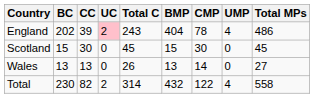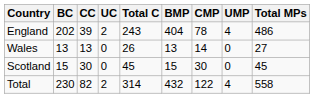(104, 31) pink background -> (104, 31) no background
rows swapped: (22, 66) <-> (29, 48)
